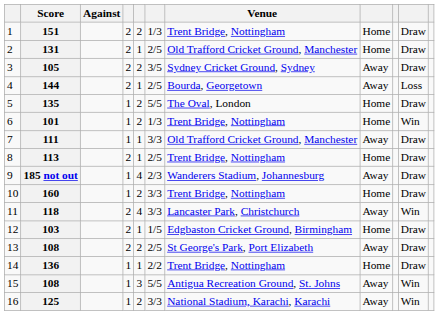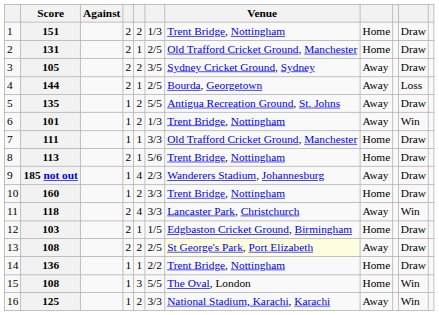(209, 103) The Oval, London -> (254, 103) Antigua Recreation Ground, St. Johns
(376, 103) Home -> (375, 103) Away
(376, 121) Home -> (375, 121) Away
(375, 139) Away -> (376, 139) Home
(155, 157) 2/5 -> (155, 157) 5/6
(240, 247) no background -> (240, 247) lightyellow background
(254, 283) Antigua Recreation Ground, St. Johns -> (209, 283) The Oval, London
(375, 283) Away -> (376, 283) Home
